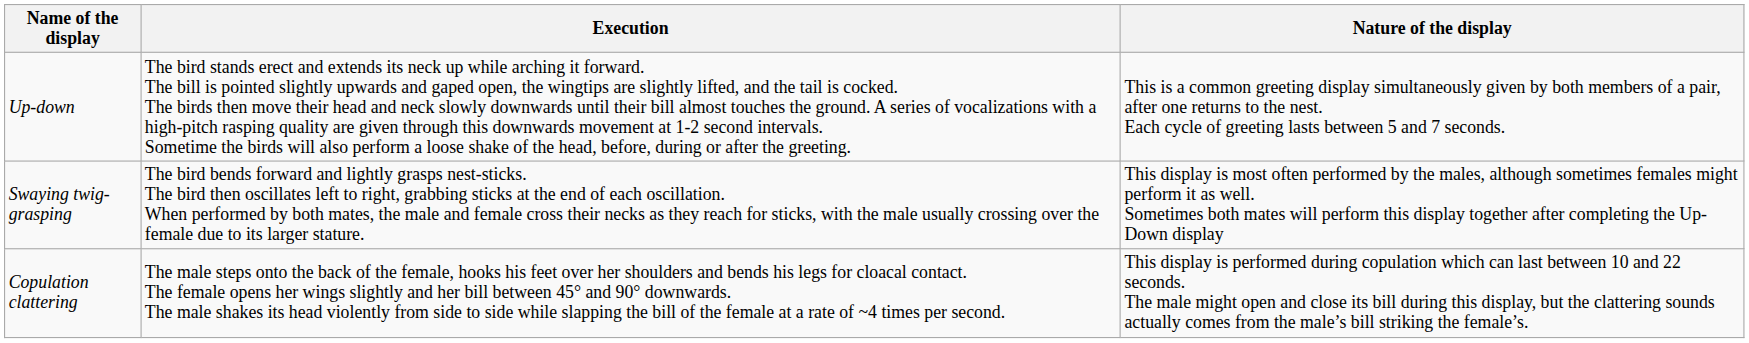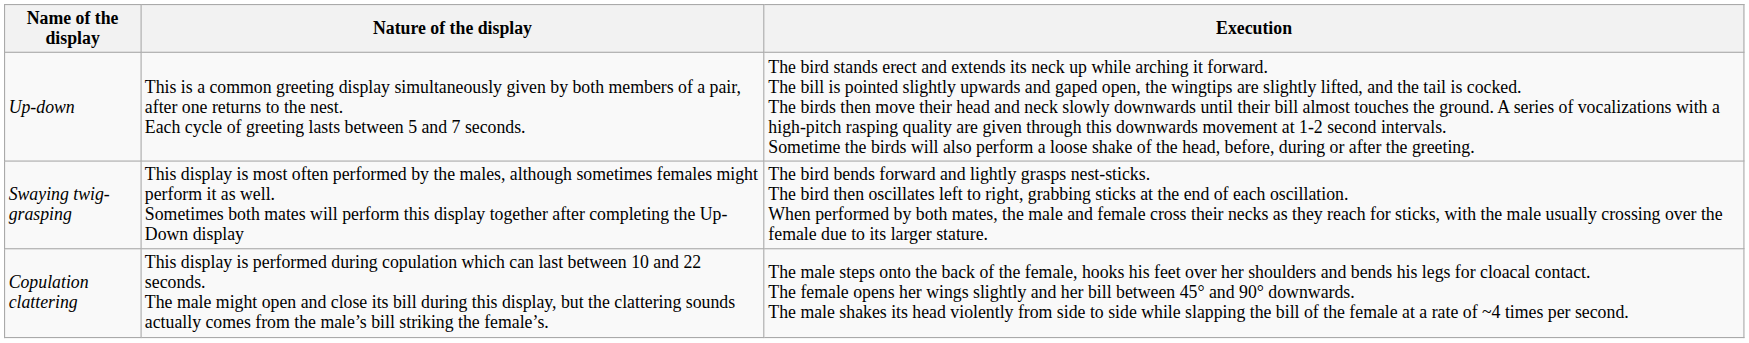columns swapped: (1432, 28) <-> (631, 28)
